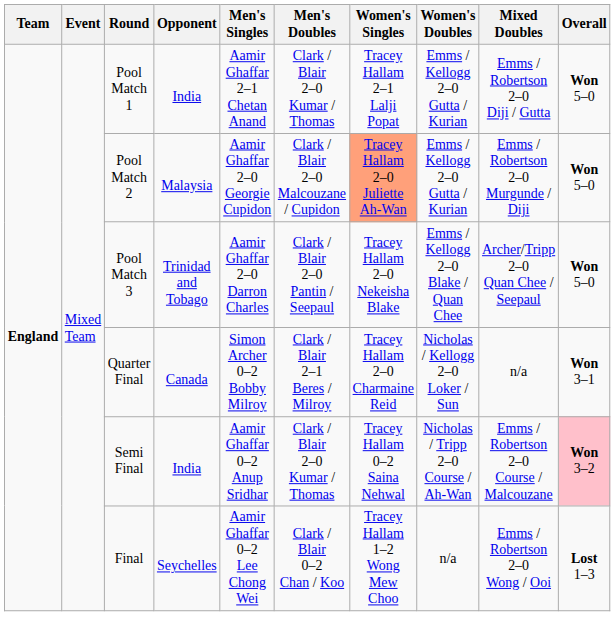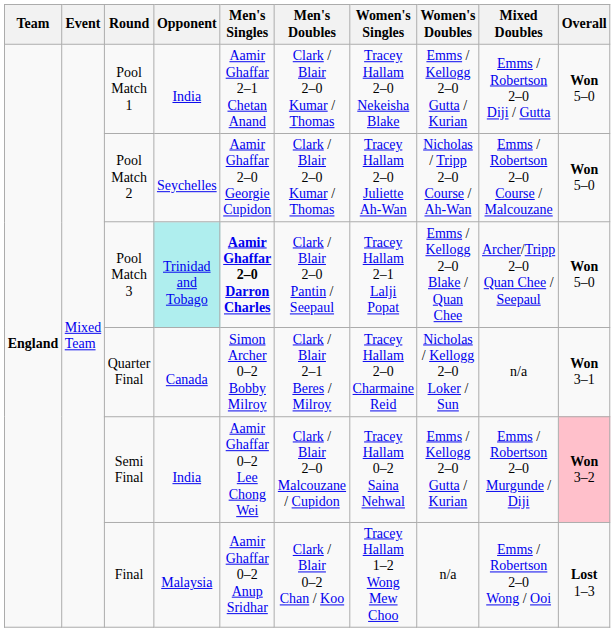(383, 88) Tracey Hallam 2–1 Lalji Popat -> (383, 88) Tracey Hallam 2–0 Nekeisha Blake
(187, 186) Malaysia -> (187, 186) Seychelles
(312, 177) Clark / Blair 2–0 Malcouzane / Cupidon -> (312, 177) Clark / Blair 2–0 Kumar / Thomas
(383, 177) lightsalmon background -> (383, 177) no background
(448, 177) Emms / Kellogg 2–0 Gutta / Kurian -> (448, 177) Nicholas / Tripp 2–0 Course / Ah-Wan
(519, 177) Emms / Robertson 2–0 Murgunde / Diji -> (519, 177) Emms / Robertson 2–0 Course / Malcouzane
(187, 283) no background -> (187, 283) paleturquoise background
(247, 275) normal -> (247, 275) bold
(383, 275) Tracey Hallam 2–0 Nekeisha Blake -> (383, 275) Tracey Hallam 2–1 Lalji Popat
(247, 461) Aamir Ghaffar 0–2 Anup Sridhar -> (247, 469) Aamir Ghaffar 0–2 Lee Chong Wei
(312, 461) Clark / Blair 2–0 Kumar / Thomas -> (312, 469) Clark / Blair 2–0 Malcouzane / Cupidon
(448, 461) Nicholas / Tripp 2–0 Course / Ah-Wan -> (448, 469) Emms / Kellogg 2–0 Gutta / Kurian
(519, 461) Emms / Robertson 2–0 Course / Malcouzane -> (519, 469) Emms / Robertson 2–0 Murgunde / Diji
(187, 566) Seychelles -> (187, 583) Malaysia
(247, 558) Aamir Ghaffar 0–2 Lee Chong Wei -> (247, 575) Aamir Ghaffar 0–2 Anup Sridhar
